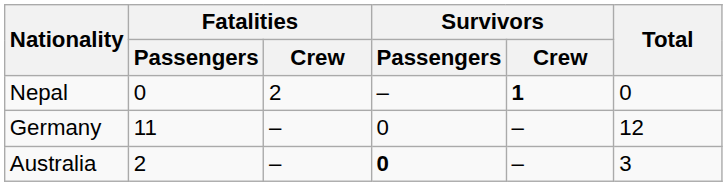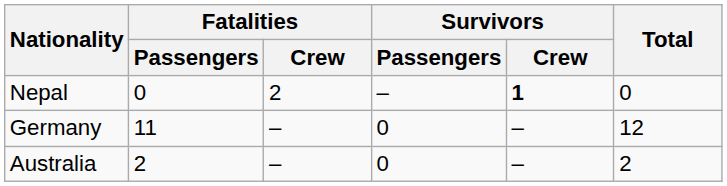(383, 163) bold -> (383, 163) normal
(625, 163) 3 -> (625, 163) 2
